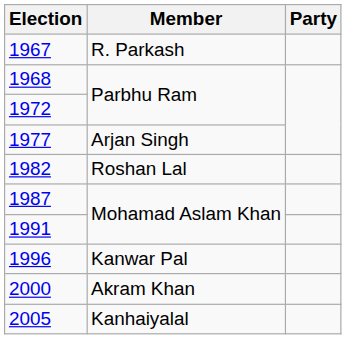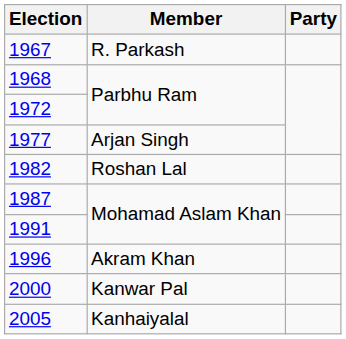(139, 259) Kanwar Pal -> (143, 259) Akram Khan
(143, 288) Akram Khan -> (139, 288) Kanwar Pal
